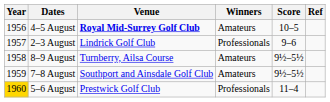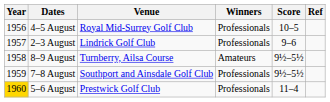(140, 27) bold -> (136, 27) normal
(237, 27) Amateurs -> (244, 27) Professionals
(237, 74) Amateurs -> (244, 74) Professionals
